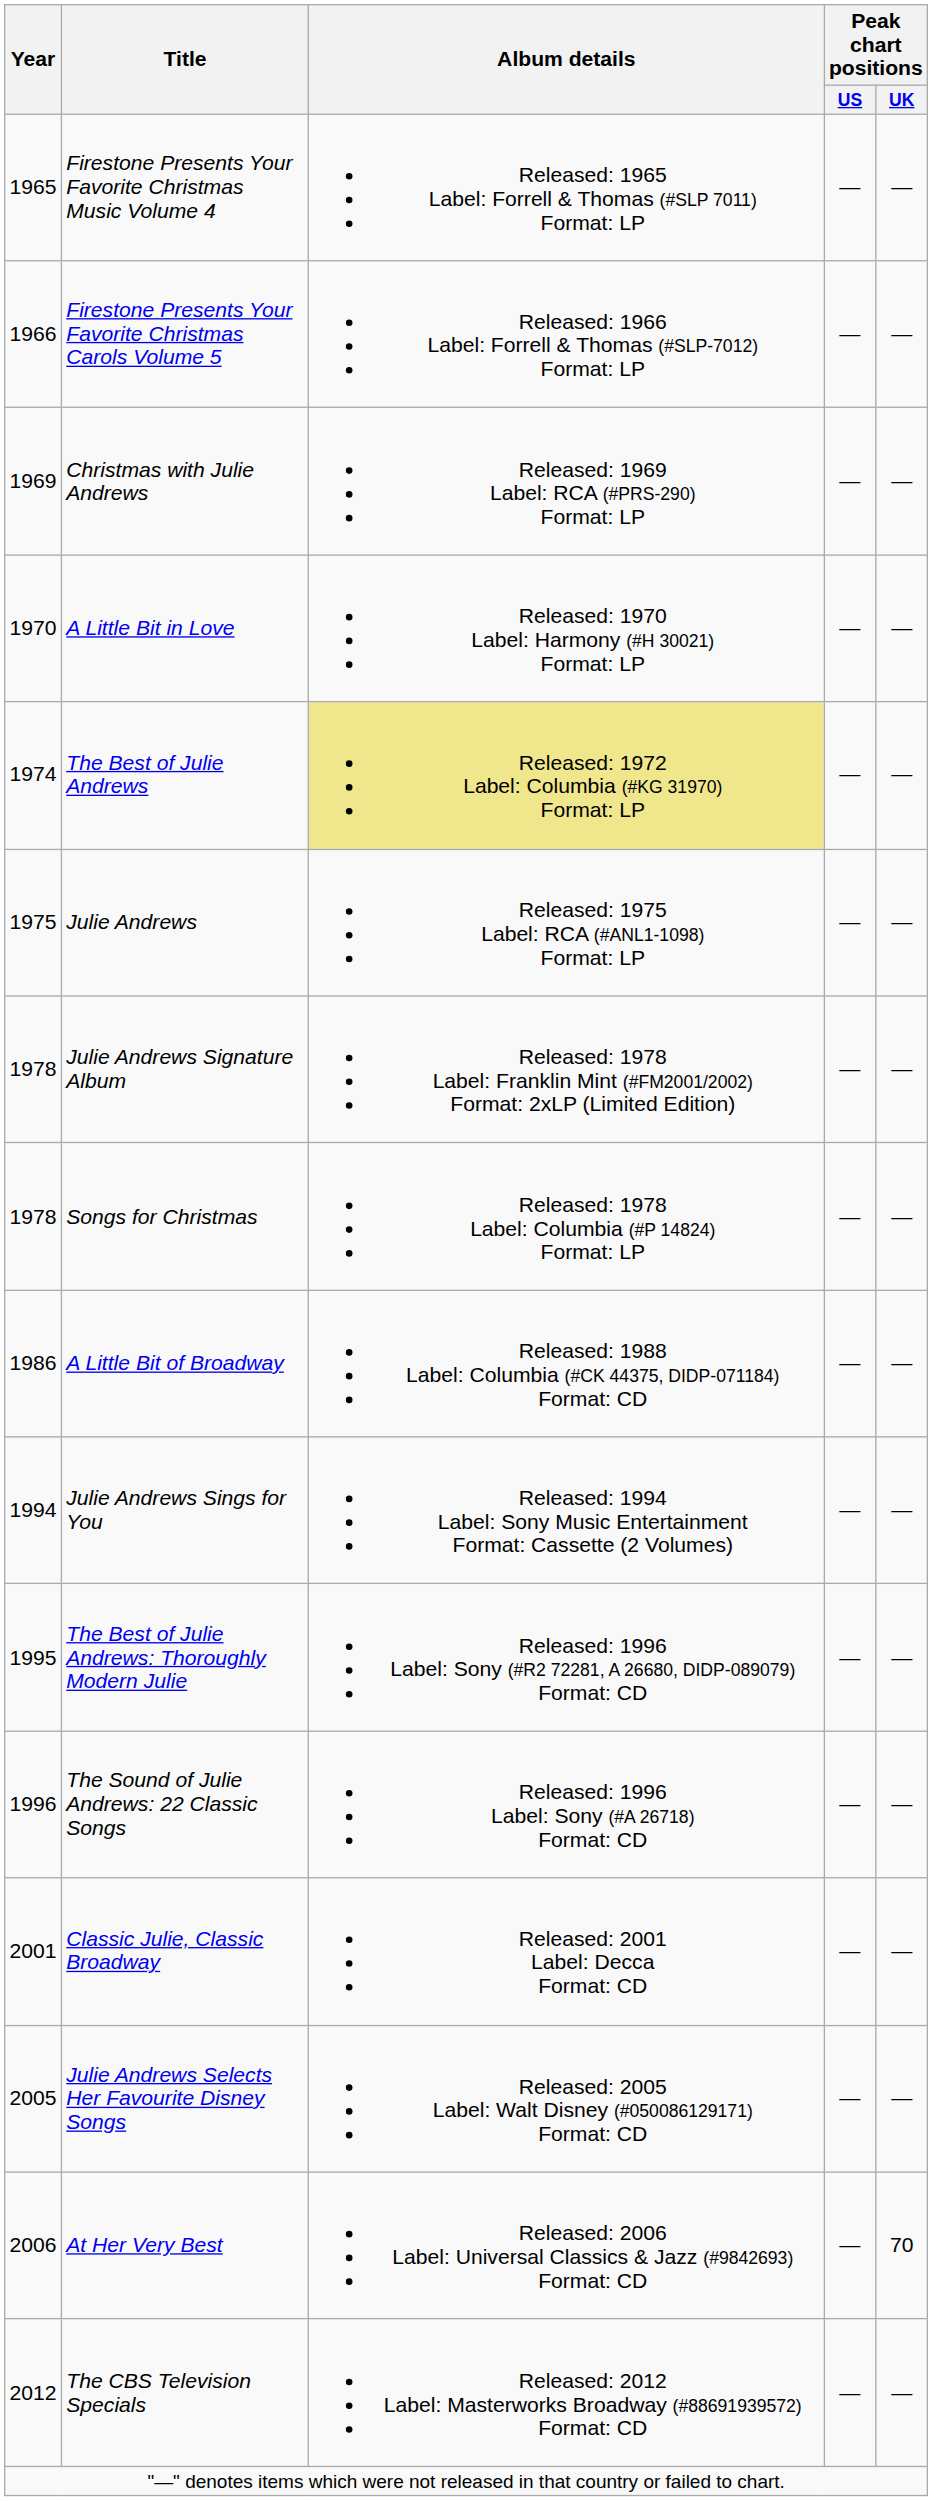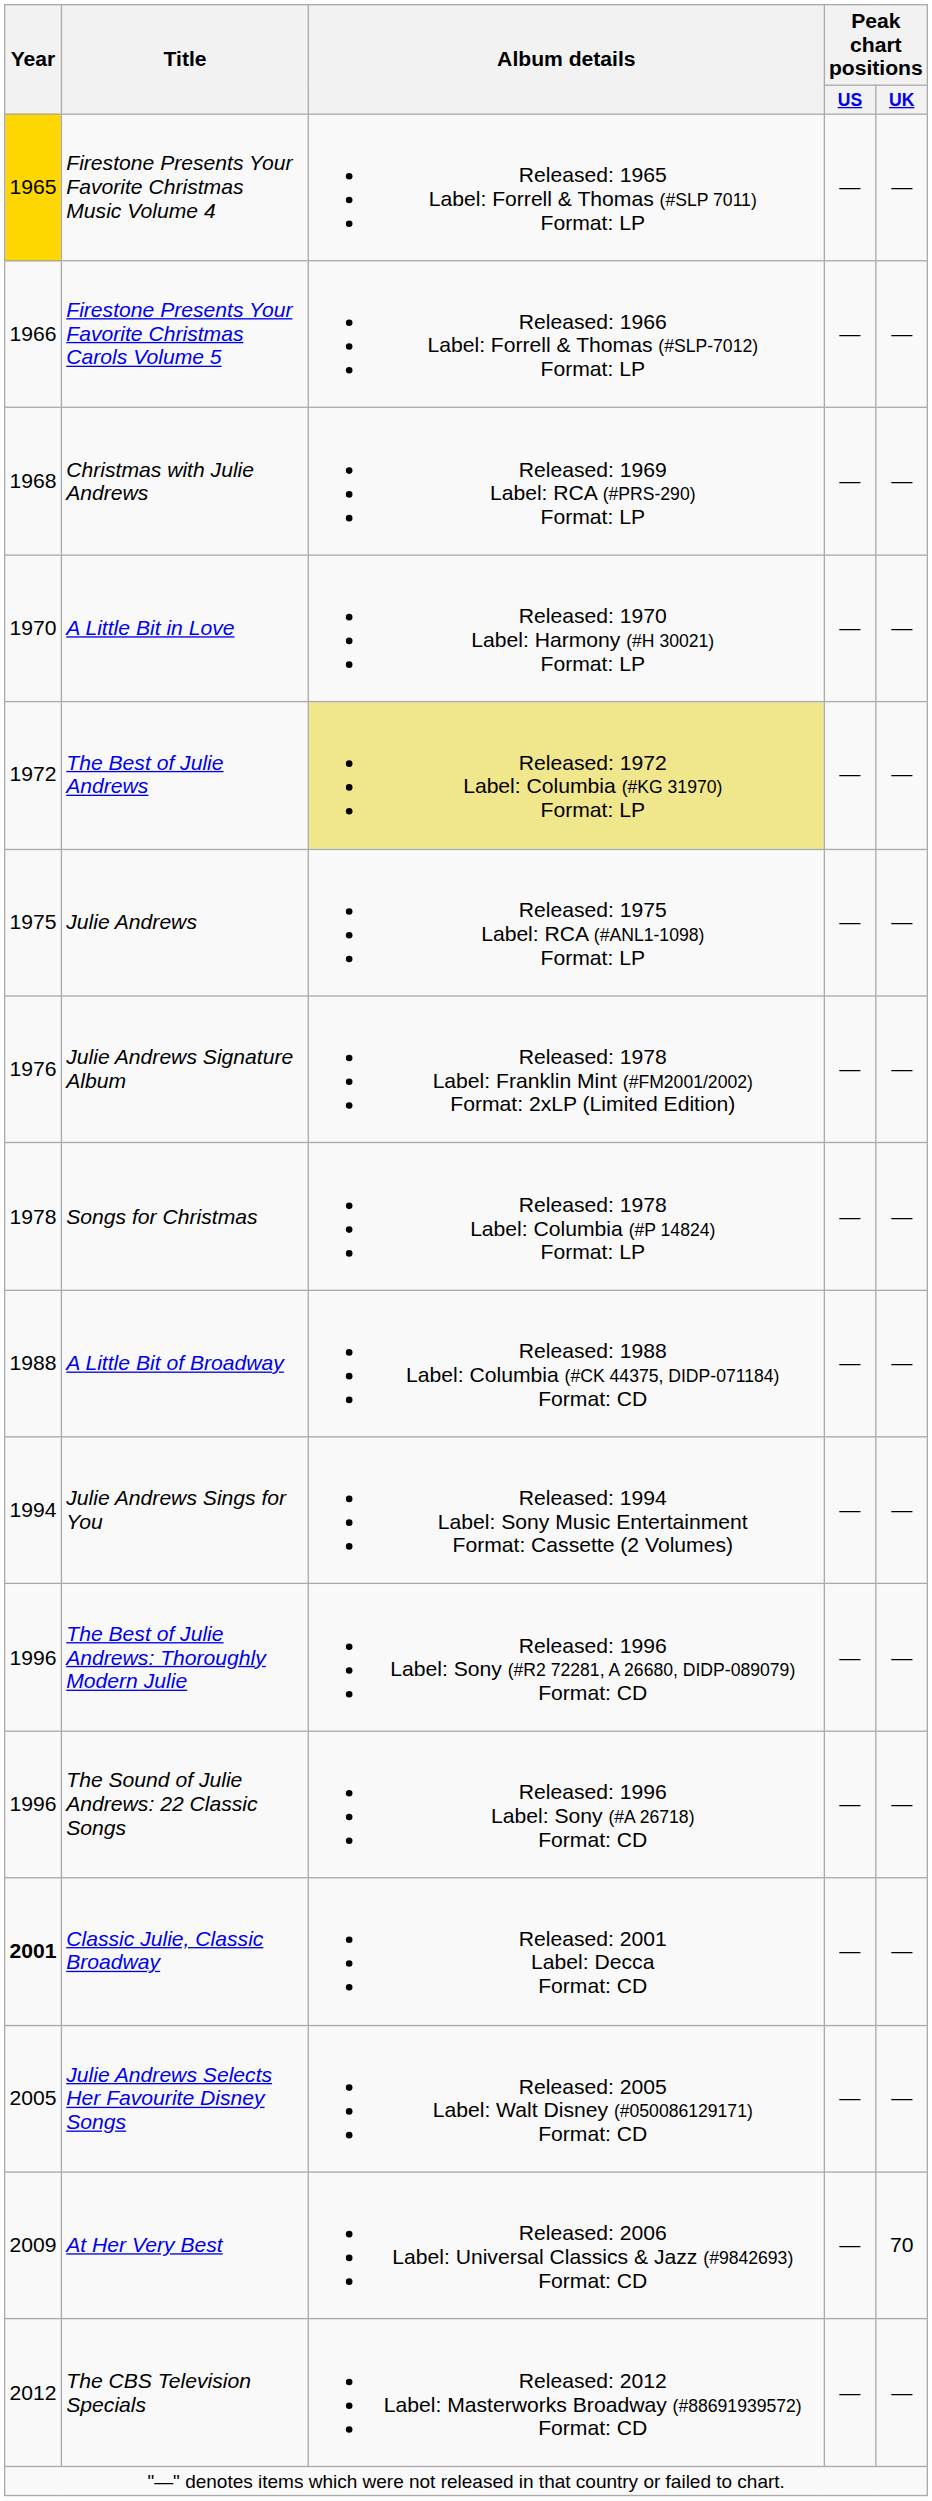(33, 187) no background -> (33, 187) gold background
(33, 481) 1969 -> (33, 481) 1968
(33, 775) 1974 -> (33, 775) 1972
(33, 1069) 1978 -> (33, 1069) 1976
(33, 1363) 1986 -> (33, 1363) 1988
(33, 1657) 1995 -> (33, 1657) 1996
(33, 1951) normal -> (33, 1951) bold
(33, 2245) 2006 -> (33, 2245) 2009
